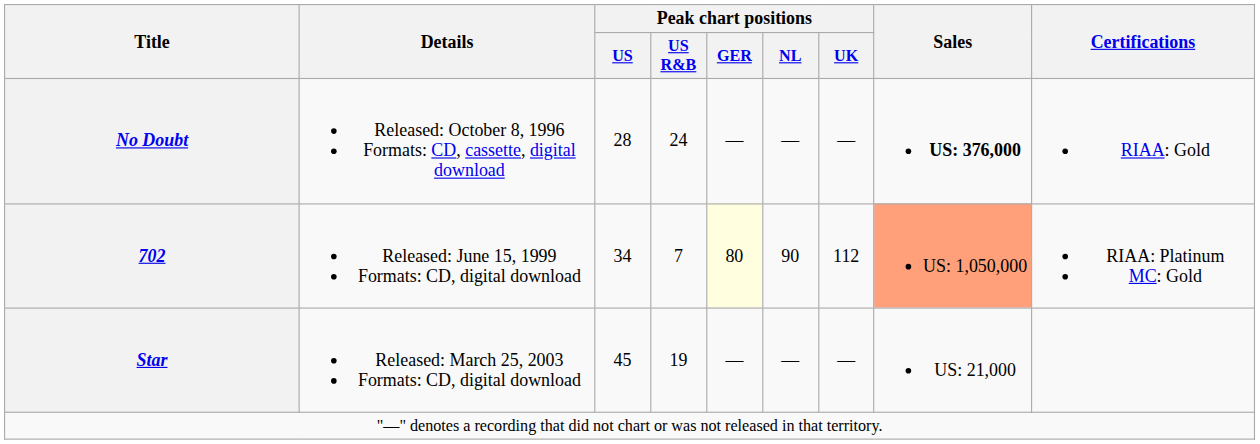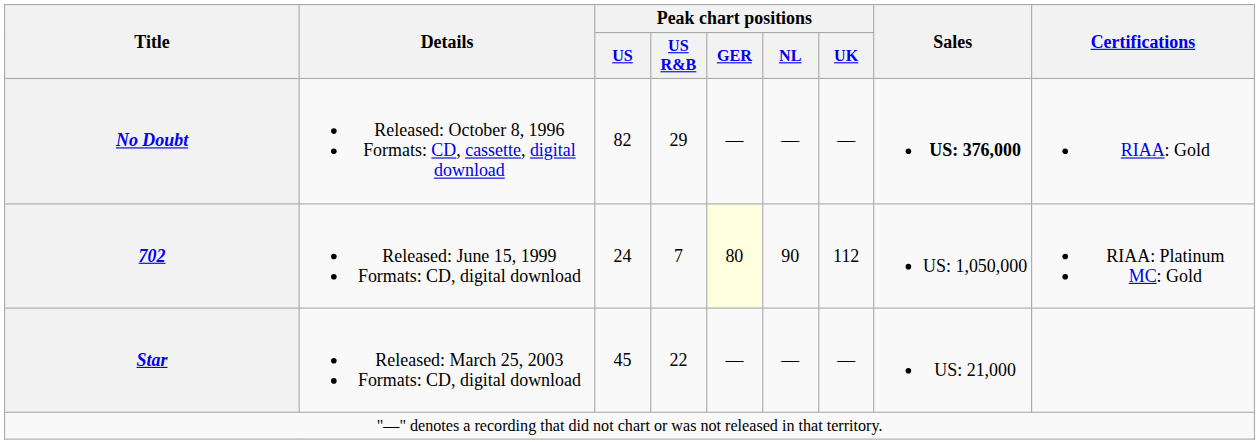(622, 140) 28 -> (622, 140) 82
(678, 140) 24 -> (678, 140) 29
(622, 255) 34 -> (622, 255) 24
(953, 266) lightsalmon background -> (953, 266) no background
(678, 360) 19 -> (678, 360) 22
